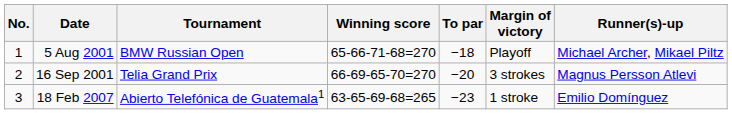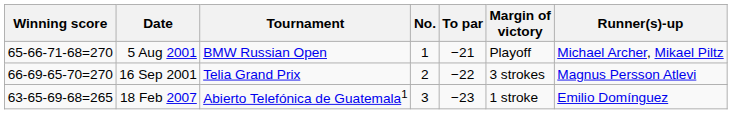columns swapped: (19, 23) <-> (383, 23)
(463, 52) −18 -> (463, 52) −21
(463, 74) −20 -> (463, 74) −22
